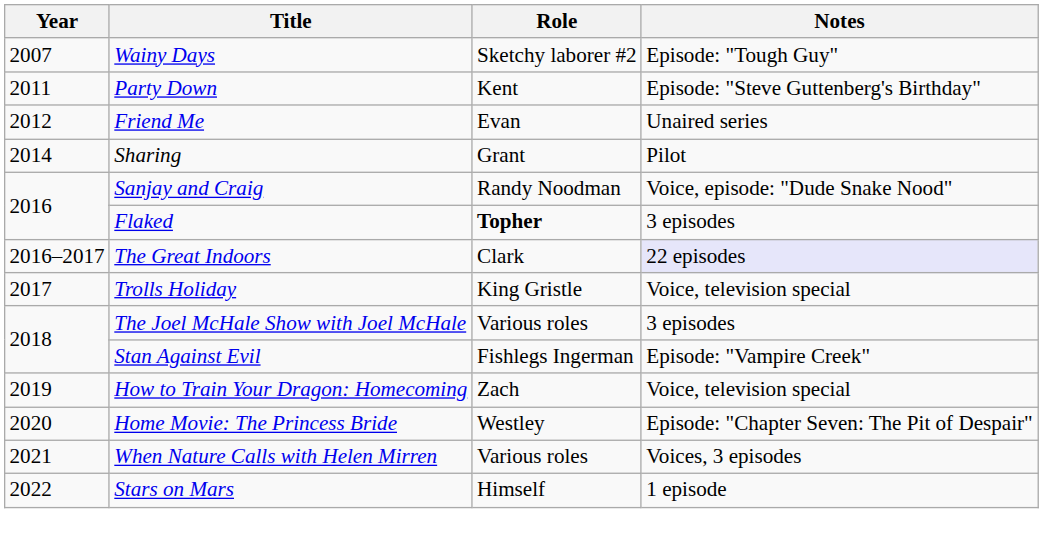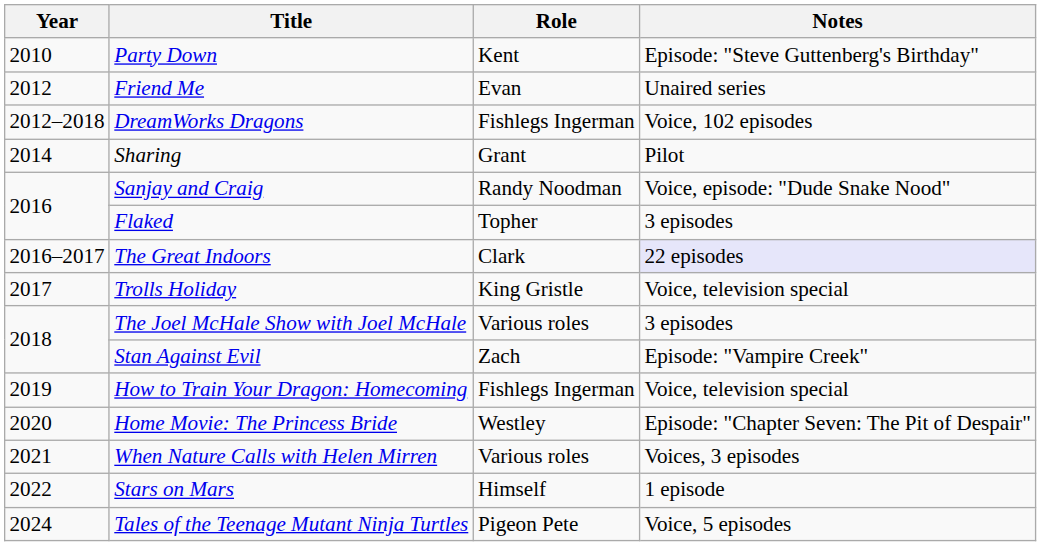- row: (165, 54)
(30, 88) 2011 -> (31, 54) 2010
+ row: (209, 121)
(510, 222) bold -> (508, 222) normal
(555, 356) Fishlegs Ingerman -> (499, 356) Zach
(498, 389) Zach -> (556, 389) Fishlegs Ingerman
+ row: (291, 523)
